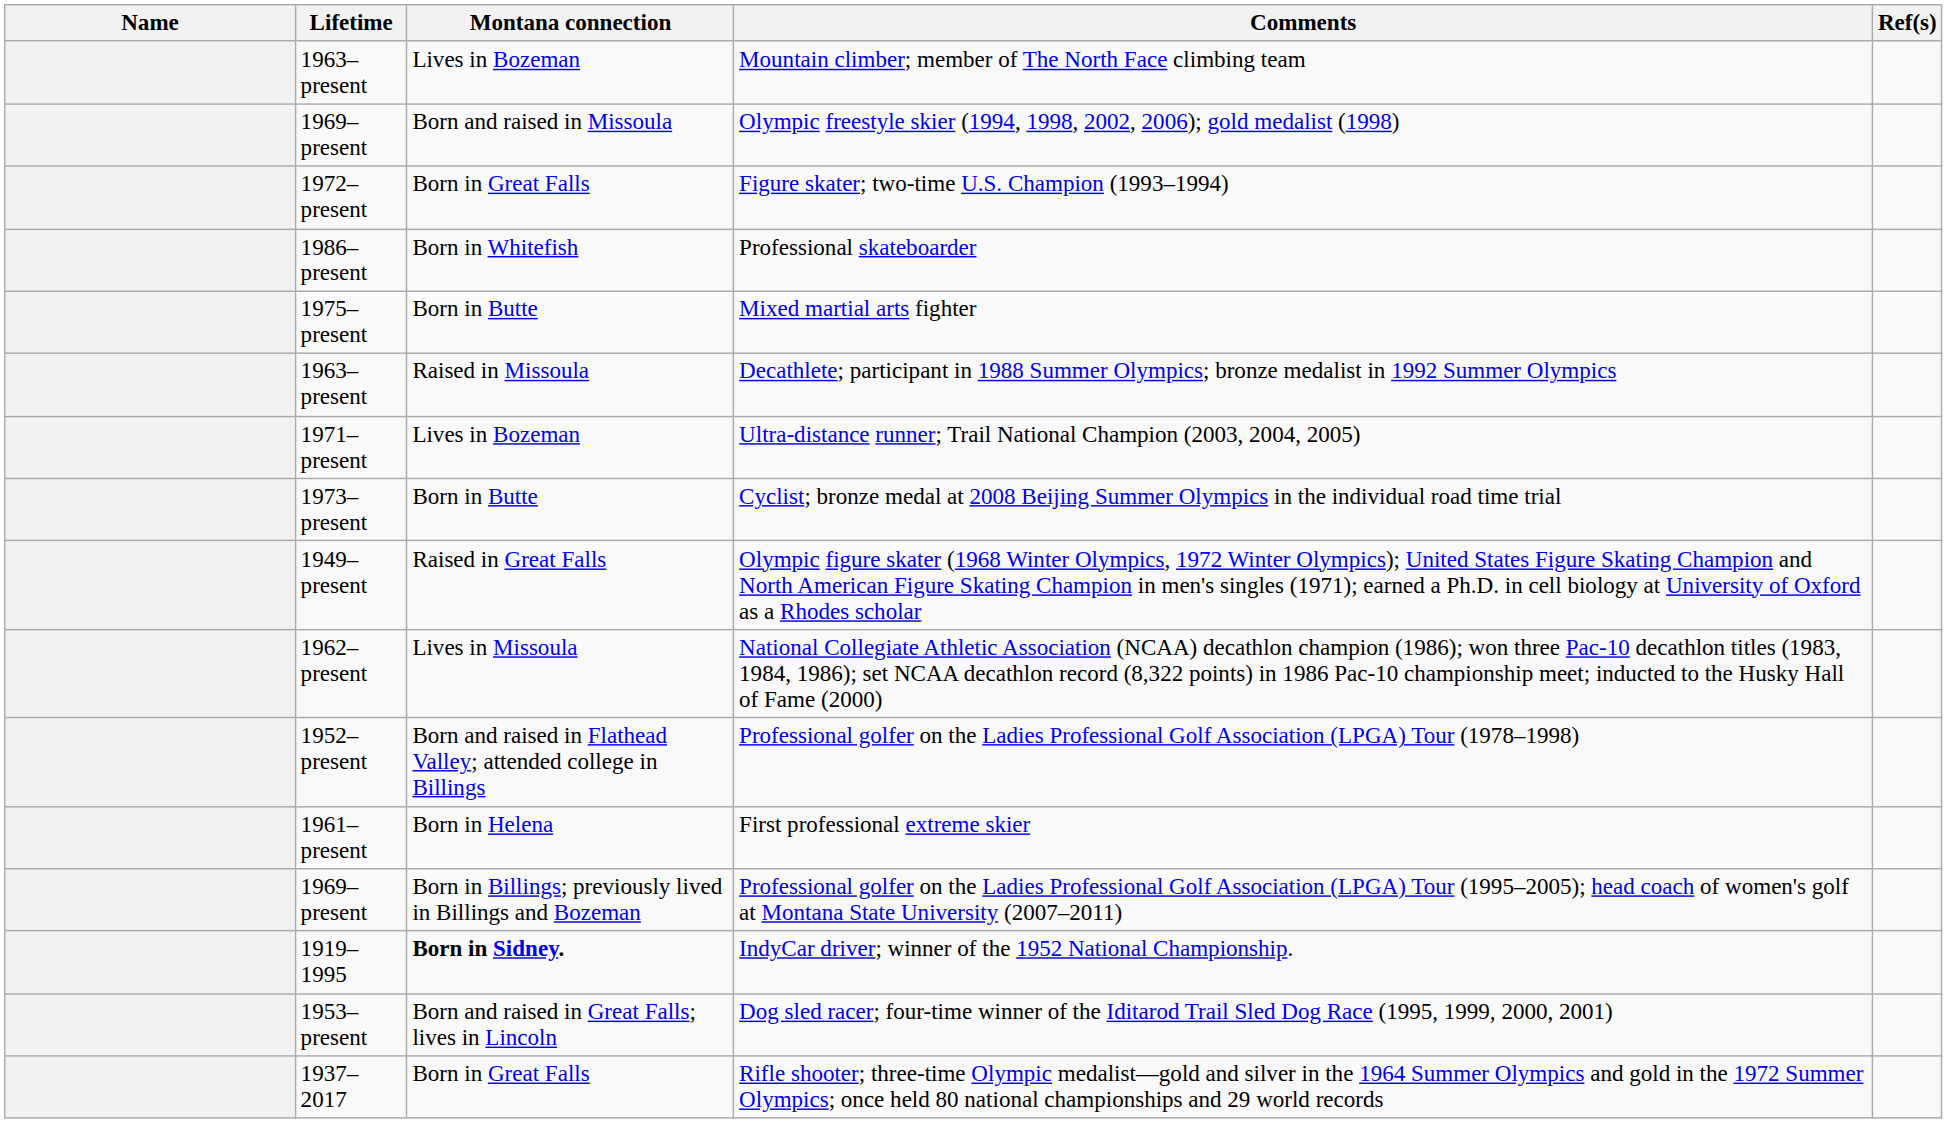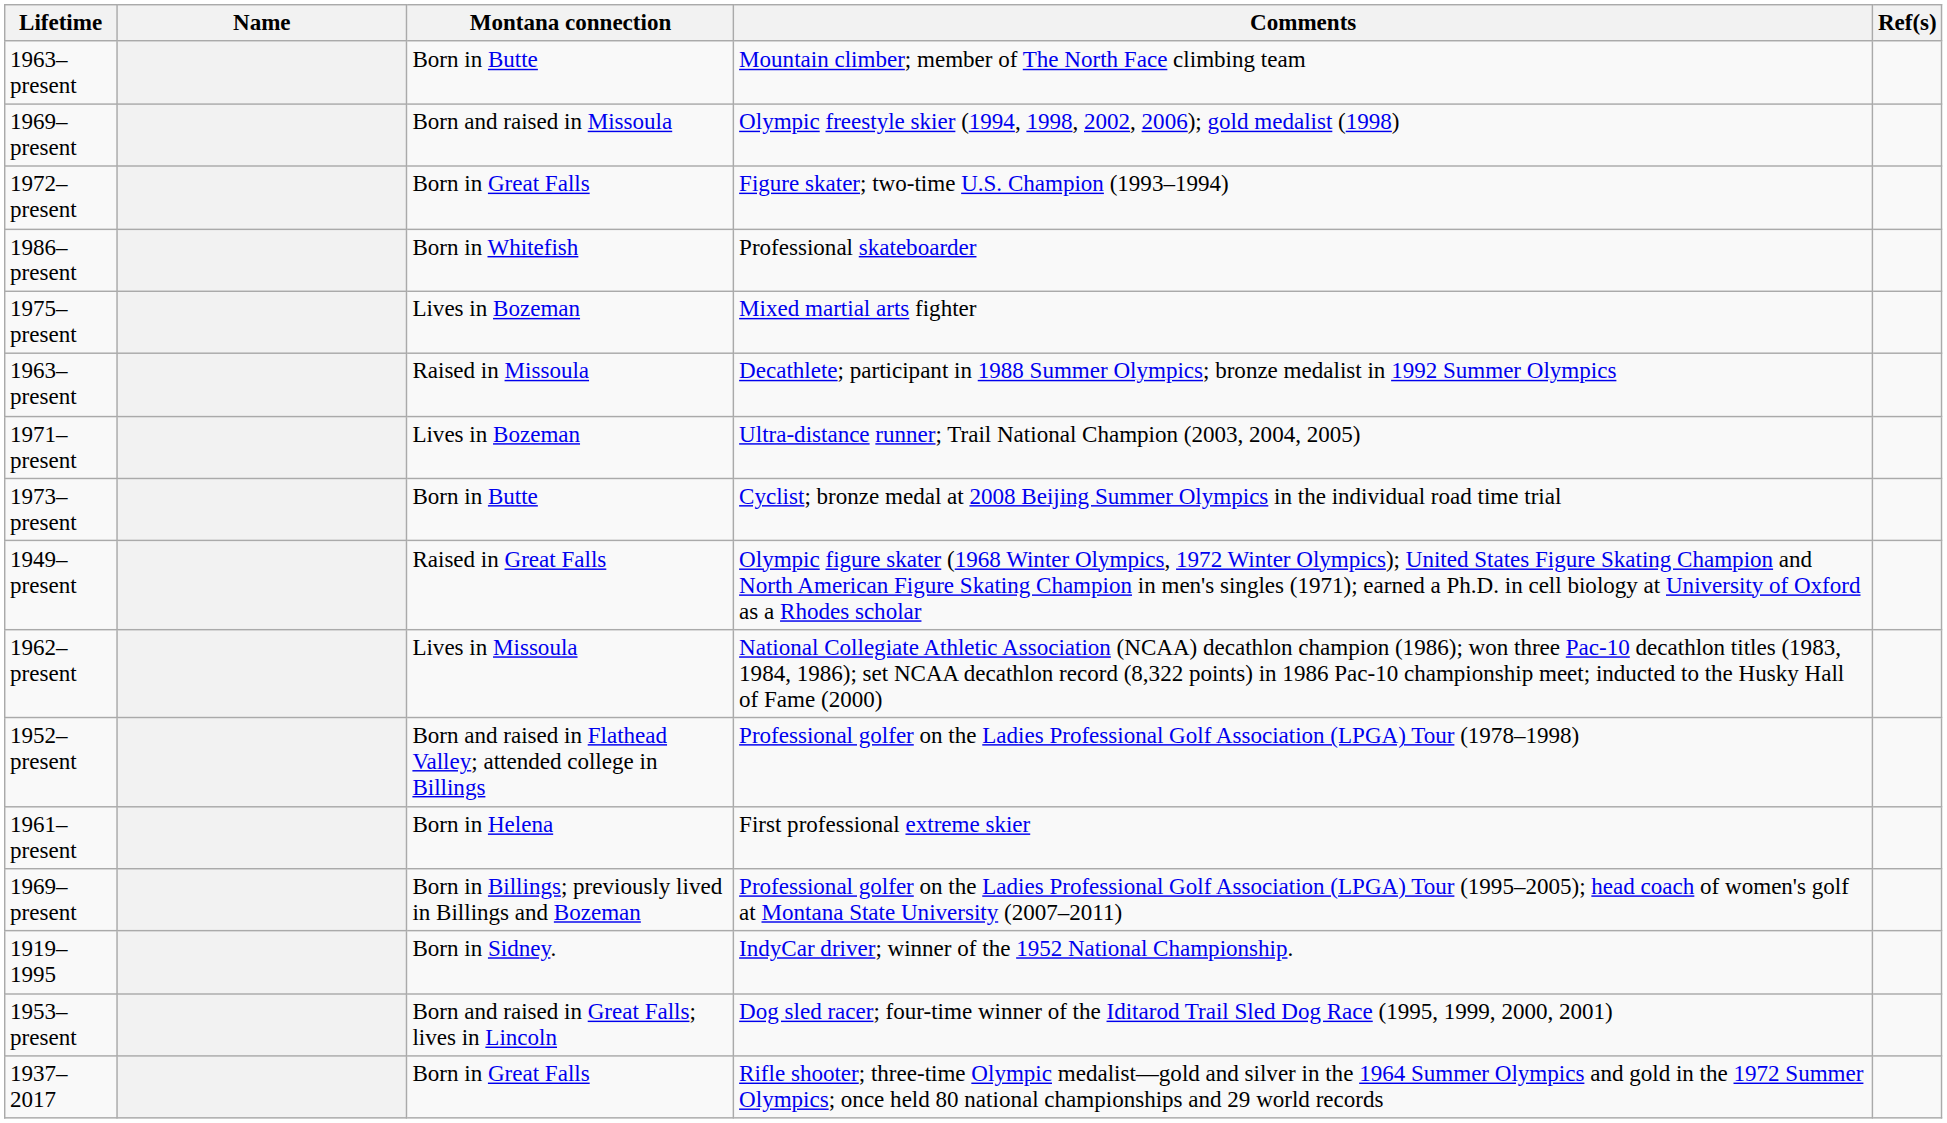columns swapped: (150, 22) <-> (351, 22)
(496, 59) Lives in Bozeman -> (475, 59) Born in Butte
(475, 309) Born in Butte -> (496, 309) Lives in Bozeman
(488, 949) bold -> (484, 949) normal
